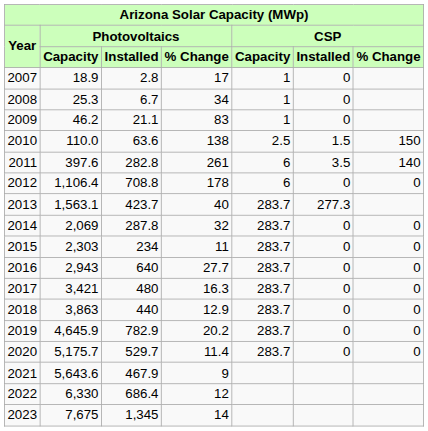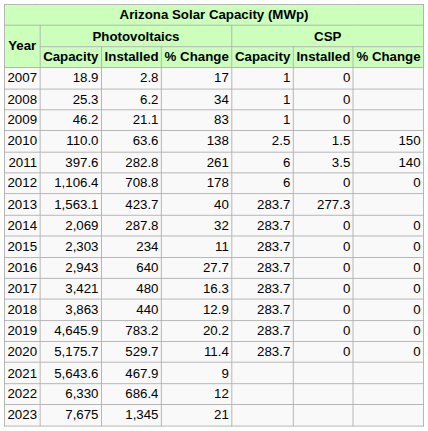(149, 99) 6.7 -> (149, 99) 6.2
(142, 330) 782.9 -> (142, 330) 783.2
(221, 415) 14 -> (221, 415) 21
